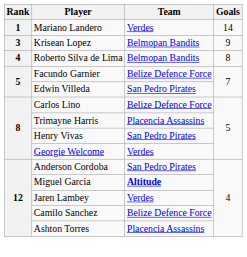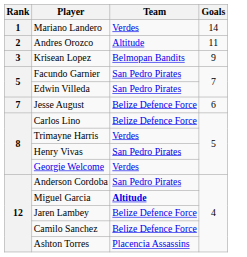+ row: (64, 43)
- row: (78, 58)
(169, 74) Belize Defence Force -> (147, 74) San Pedro Pirates
+ row: (59, 105)
(166, 120) Placencia Assassins -> (126, 136) Verdes
(140, 197) Verdes -> (155, 213) Belize Defence Force
